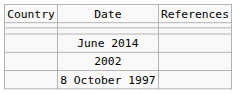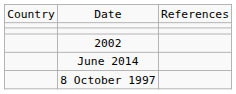rows swapped: (31, 43) <-> (31, 61)
